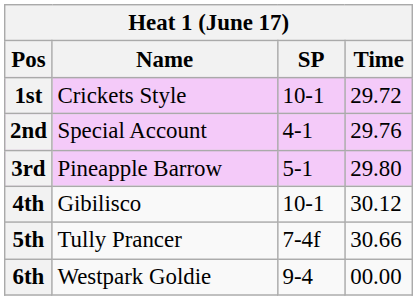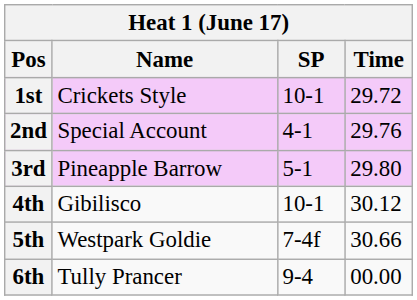(120, 240) Tully Prancer -> (134, 240) Westpark Goldie
(134, 276) Westpark Goldie -> (120, 276) Tully Prancer
